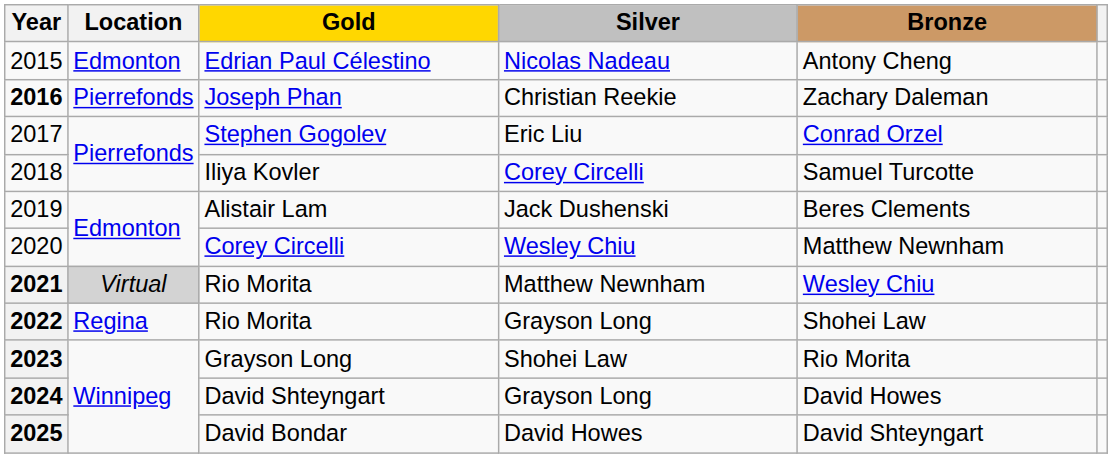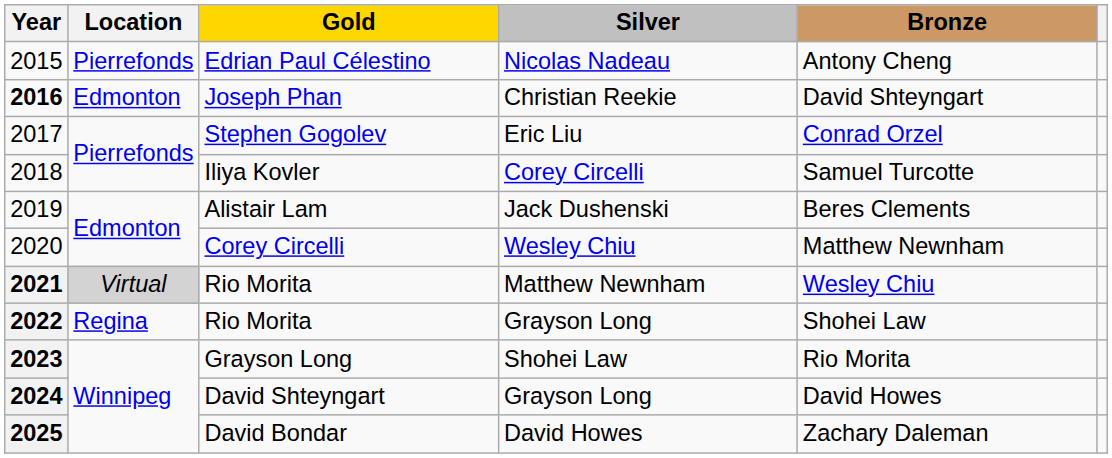(127, 60) Edmonton -> (133, 60) Pierrefonds
(133, 97) Pierrefonds -> (127, 97) Edmonton
(896, 97) Zachary Daleman -> (893, 97) David Shteyngart
(893, 433) David Shteyngart -> (896, 433) Zachary Daleman
